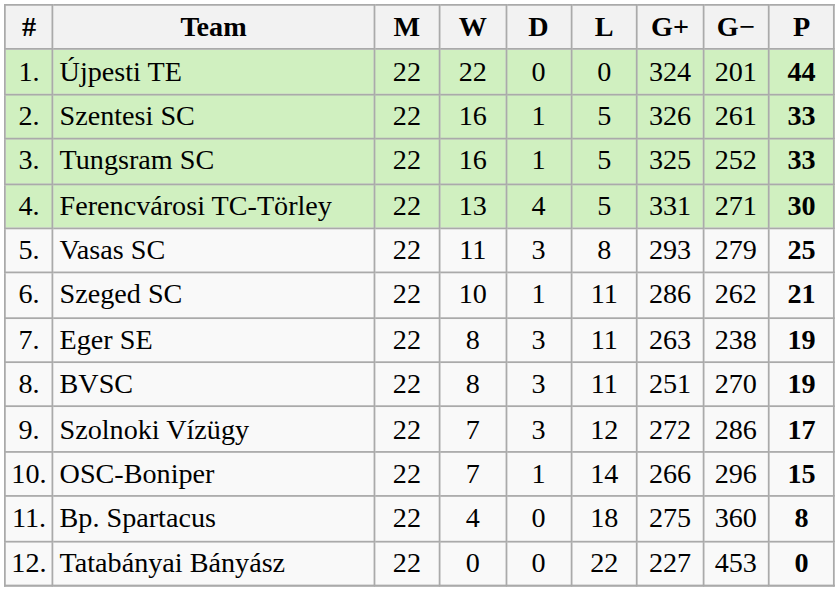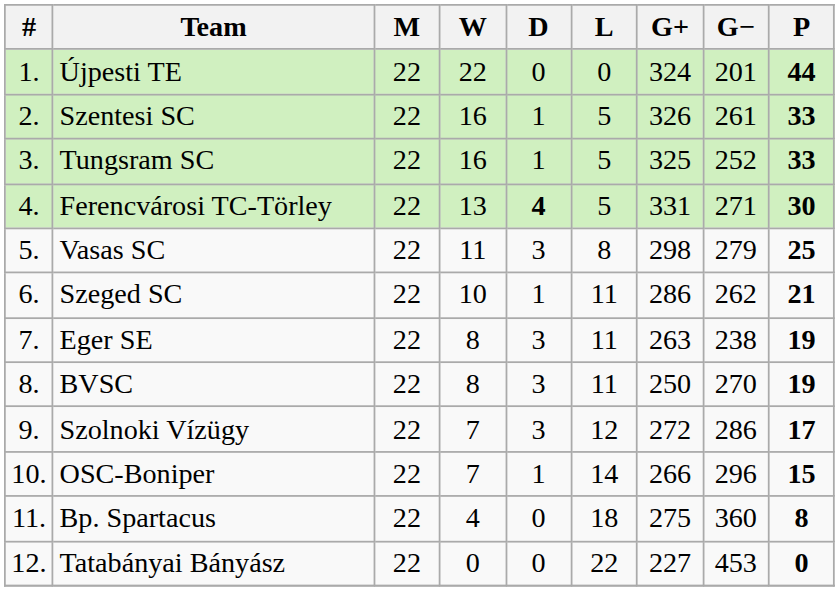(538, 205) normal -> (538, 205) bold
(670, 250) 293 -> (670, 250) 298
(670, 384) 251 -> (670, 384) 250
